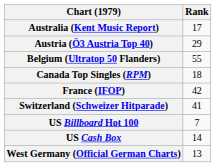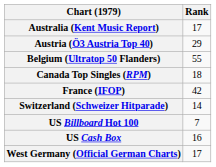(197, 106) 41 -> (197, 106) 14
(197, 138) 14 -> (197, 138) 16
(197, 153) 13 -> (197, 153) 17
